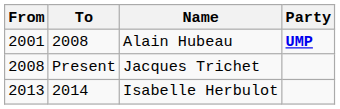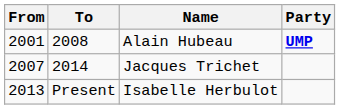(26, 67) 2008 -> (26, 67) 2007
(84, 67) Present -> (70, 67) 2014
(70, 91) 2014 -> (84, 91) Present
